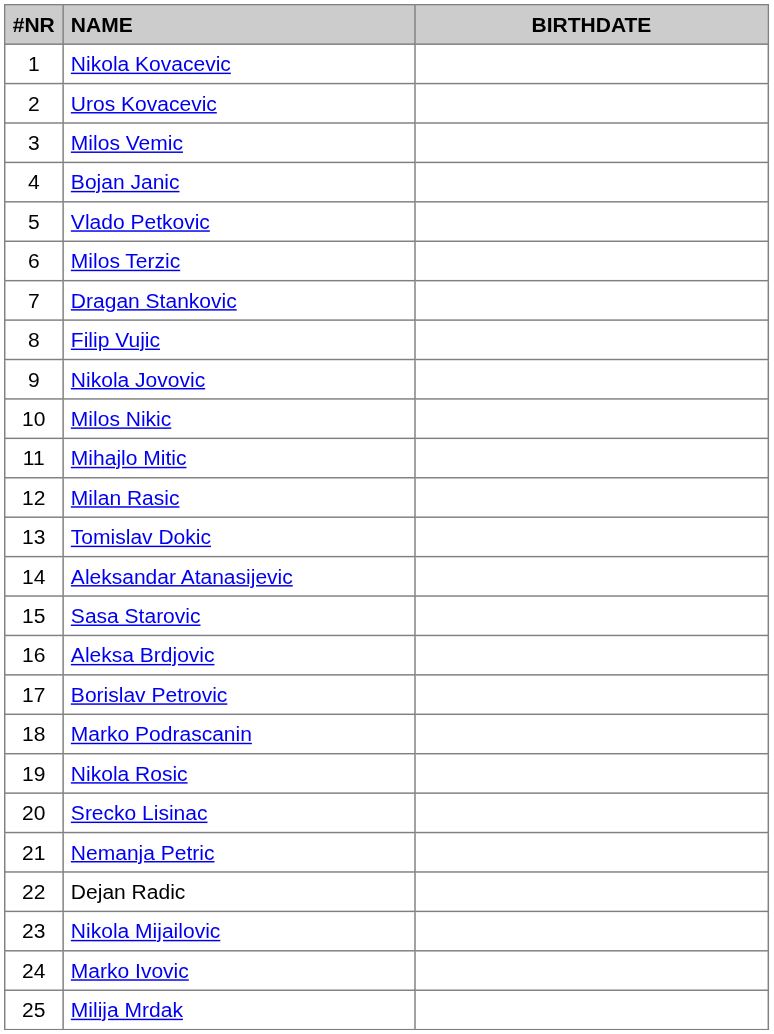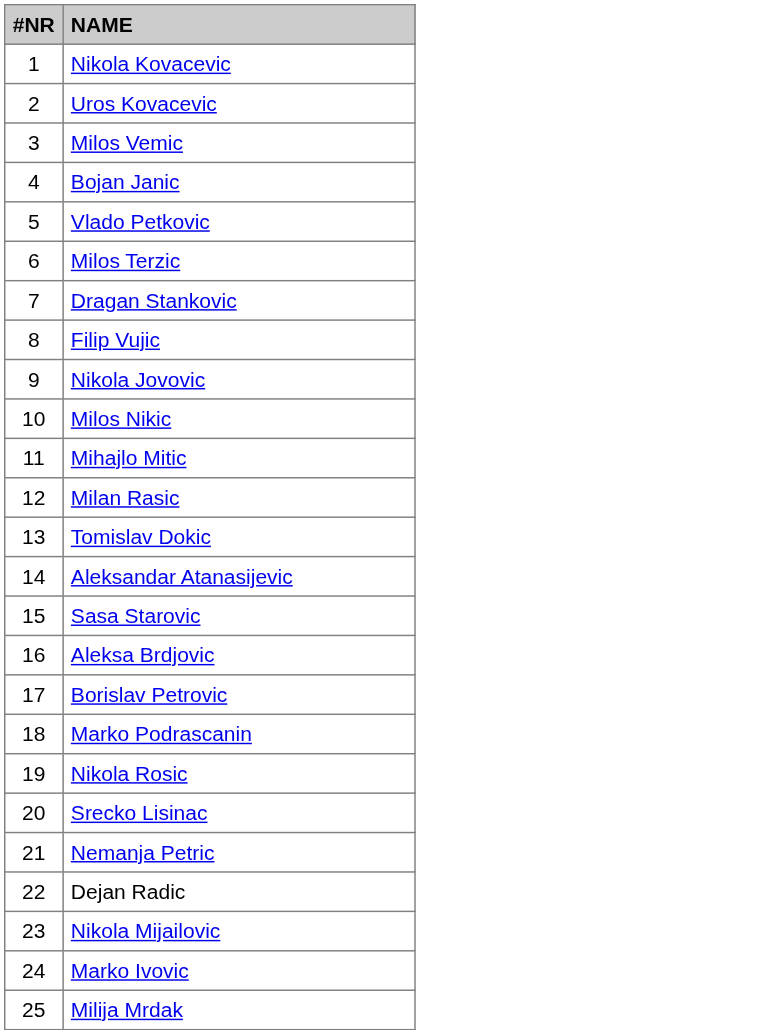- column: (591, 24)
